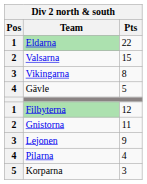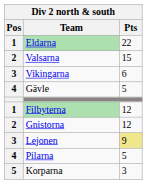(124, 74) 8 -> (124, 74) 6
(126, 125) 11 -> (127, 125) 12
(124, 140) no background -> (124, 140) khaki background
(124, 156) 4 -> (124, 156) 5
